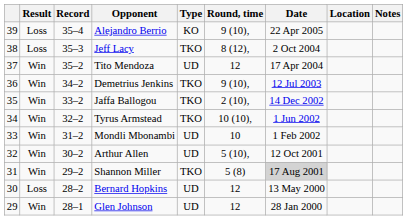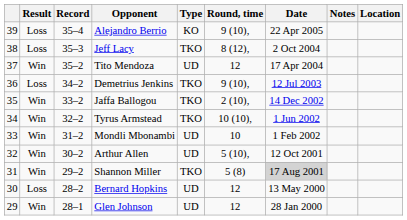columns swapped: (350, 13) <-> (388, 13)
(37, 83) Win -> (37, 83) Loss
